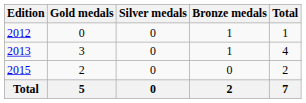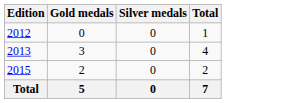- column: (230, 13)
